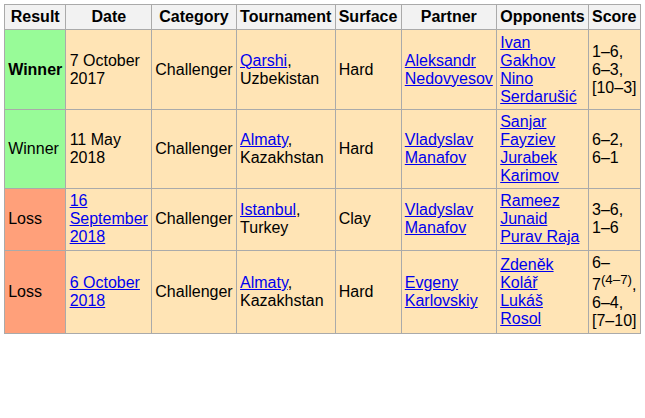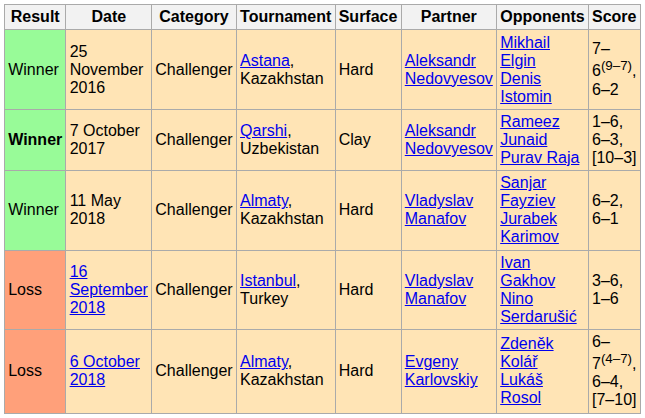+ row: (107, 69)
(356, 69) Hard -> (355, 139) Clay
(538, 69) Ivan Gakhov Nino Serdarušić -> (540, 139) Rameez Junaid Purav Raja
(355, 219) Clay -> (356, 289) Hard
(540, 219) Rameez Junaid Purav Raja -> (538, 289) Ivan Gakhov Nino Serdarušić
